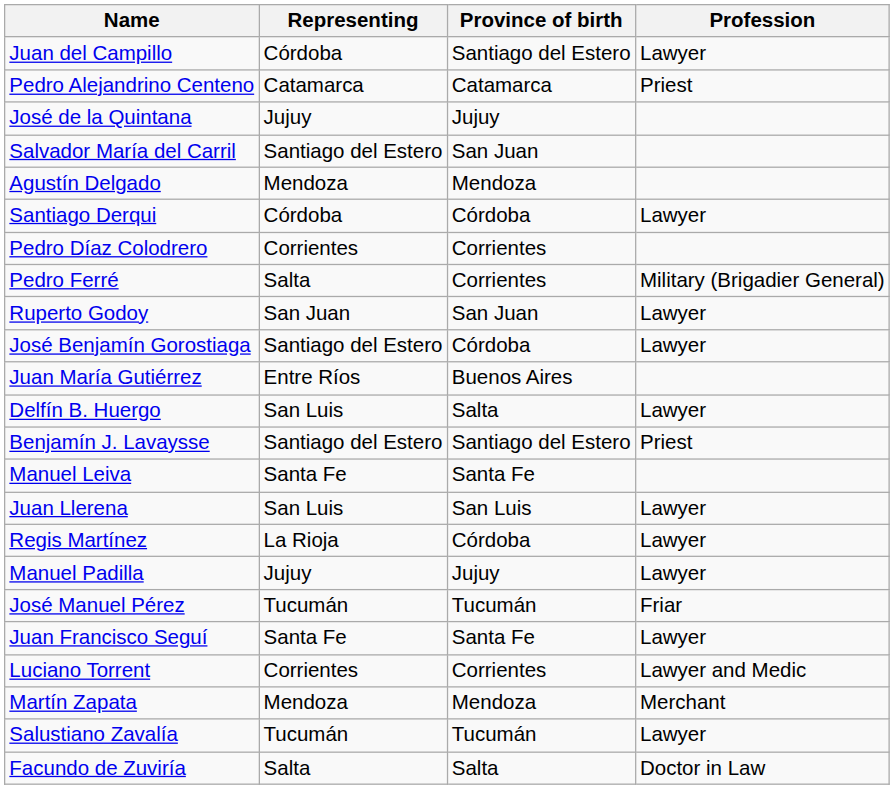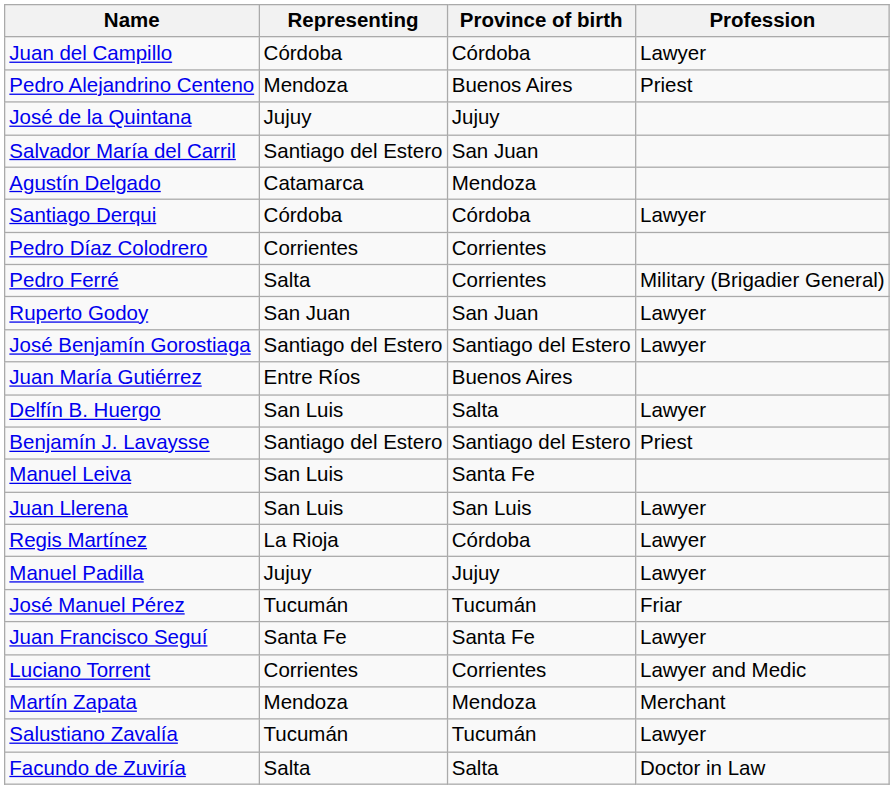(541, 53) Santiago del Estero -> (491, 53) Córdoba
(314, 85) Catamarca -> (306, 85) Mendoza
(502, 85) Catamarca -> (512, 85) Buenos Aires
(306, 183) Mendoza -> (314, 183) Catamarca
(491, 345) Córdoba -> (541, 345) Santiago del Estero
(305, 475) Santa Fe -> (303, 475) San Luis
